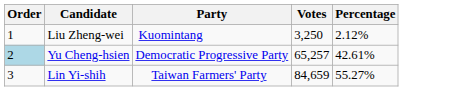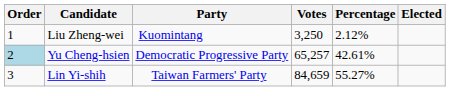+ column: (422, 14)
